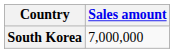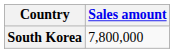(116, 37) 7,000,000 -> (116, 37) 7,800,000
